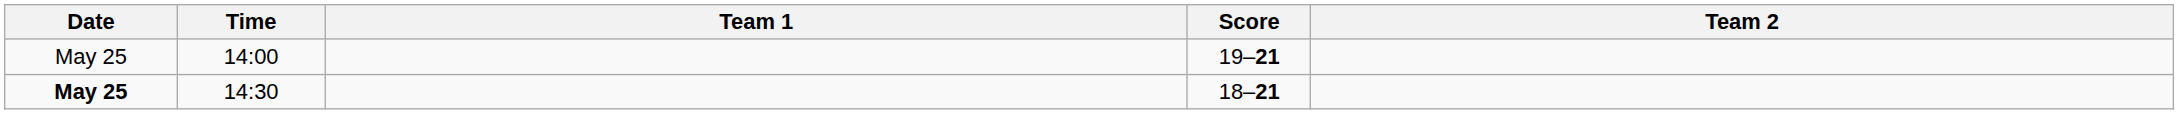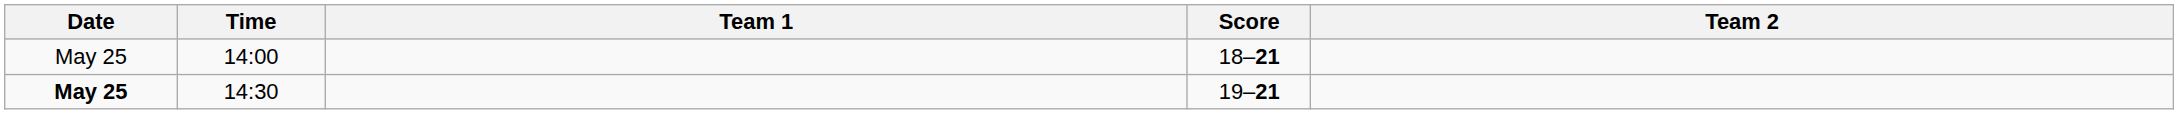(1249, 56) 19–21 -> (1249, 56) 18–21
(1249, 91) 18–21 -> (1249, 91) 19–21
